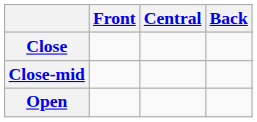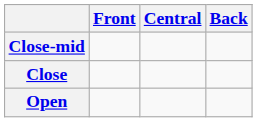rows swapped: (47, 46) <-> (47, 74)
